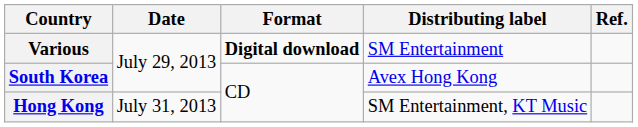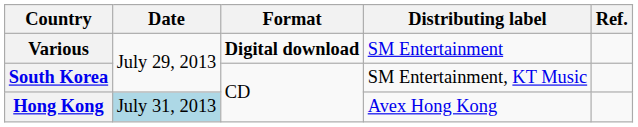(432, 77) Avex Hong Kong -> (477, 77) SM Entertainment, KT Music
(166, 106) no background -> (166, 106) lightblue background
(477, 106) SM Entertainment, KT Music -> (432, 106) Avex Hong Kong
